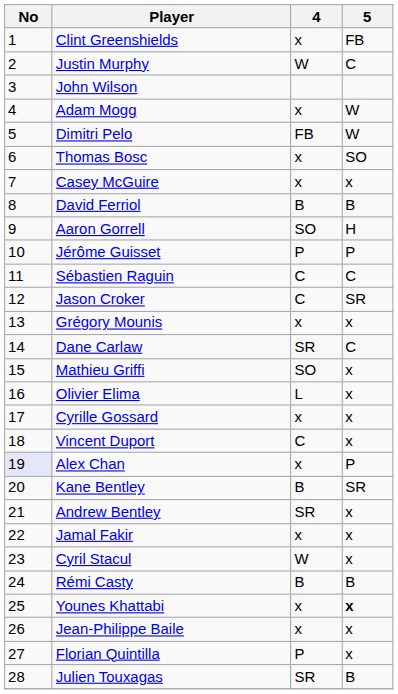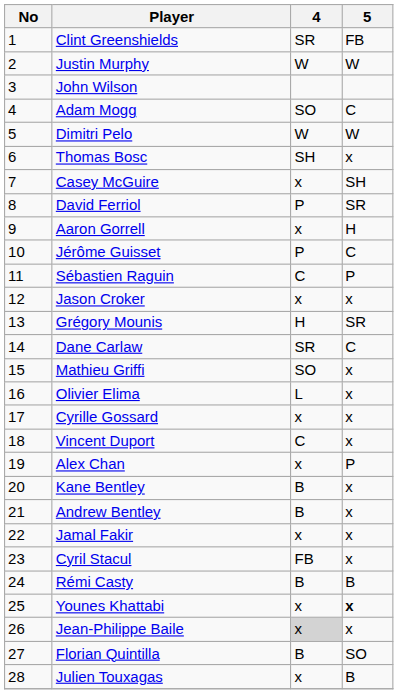(298, 40) x -> (305, 40) SR
(351, 63) C -> (352, 63) W
(298, 110) x -> (305, 110) SO
(352, 110) W -> (351, 110) C
(304, 134) FB -> (302, 134) W
(298, 157) x -> (305, 157) SH
(356, 157) SO -> (349, 157) x
(349, 181) x -> (356, 181) SH
(300, 205) B -> (300, 205) P
(350, 205) B -> (356, 205) SR
(305, 228) SO -> (298, 228) x
(350, 252) P -> (351, 252) C
(351, 275) C -> (350, 275) P
(300, 299) C -> (298, 299) x
(356, 299) SR -> (349, 299) x
(298, 322) x -> (300, 322) H
(349, 322) x -> (356, 322) SR
(16, 464) lavender background -> (16, 464) no background
(356, 488) SR -> (349, 488) x
(305, 511) SR -> (300, 511) B
(302, 558) W -> (304, 558) FB
(298, 629) no background -> (298, 629) lightgrey background
(300, 653) P -> (300, 653) B
(349, 653) x -> (356, 653) SO
(305, 676) SR -> (298, 676) x
